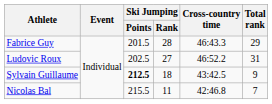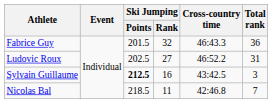(167, 44) 28 -> (167, 44) 32
(255, 44) 29 -> (255, 44) 36
(167, 75) 18 -> (167, 75) 16
(255, 75) 9 -> (255, 75) 3
(139, 91) 215.5 -> (139, 91) 218.5
